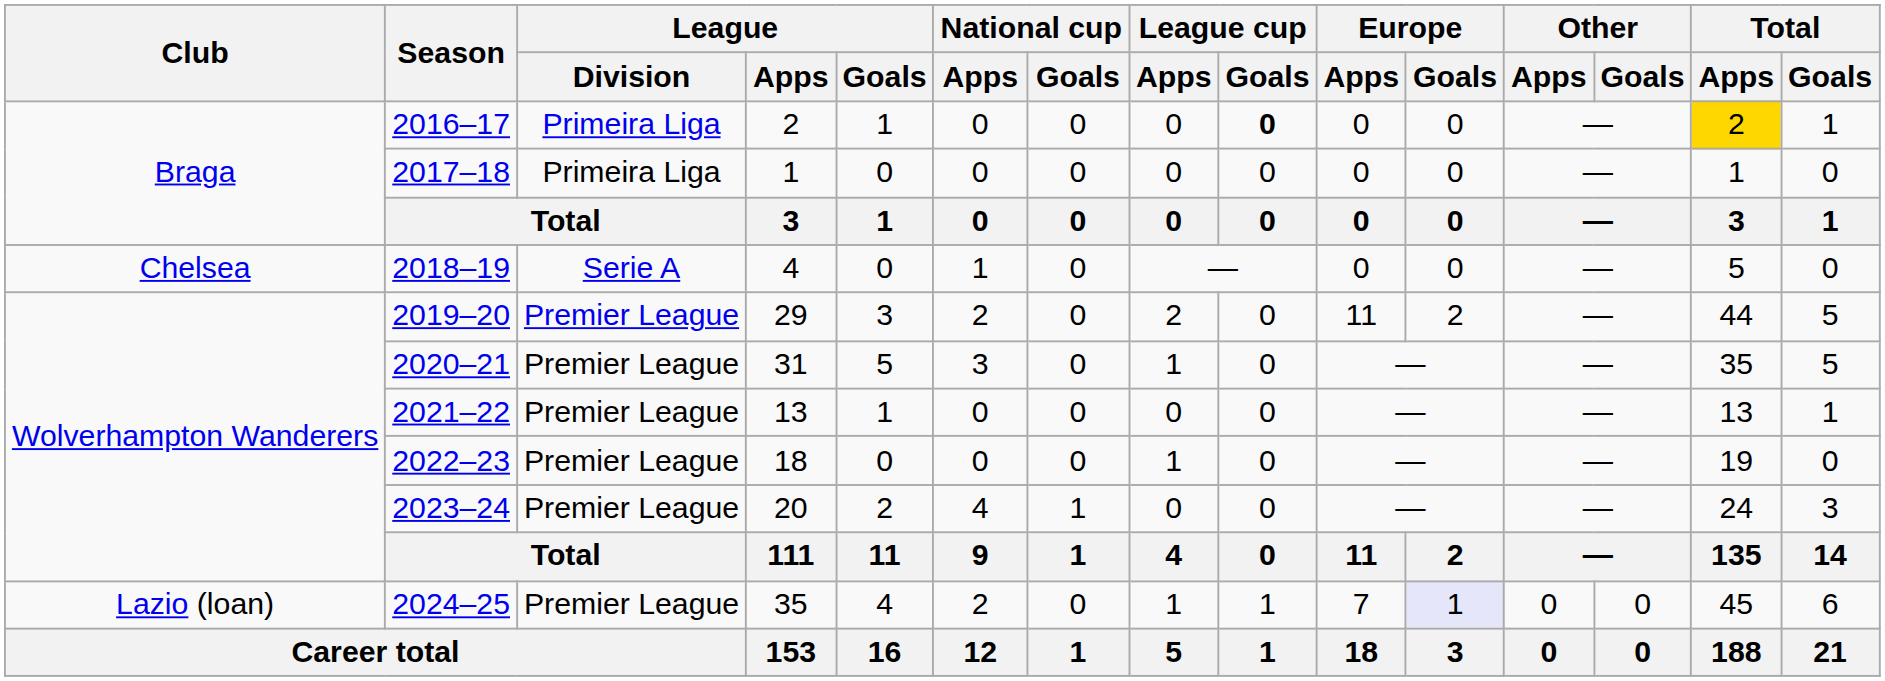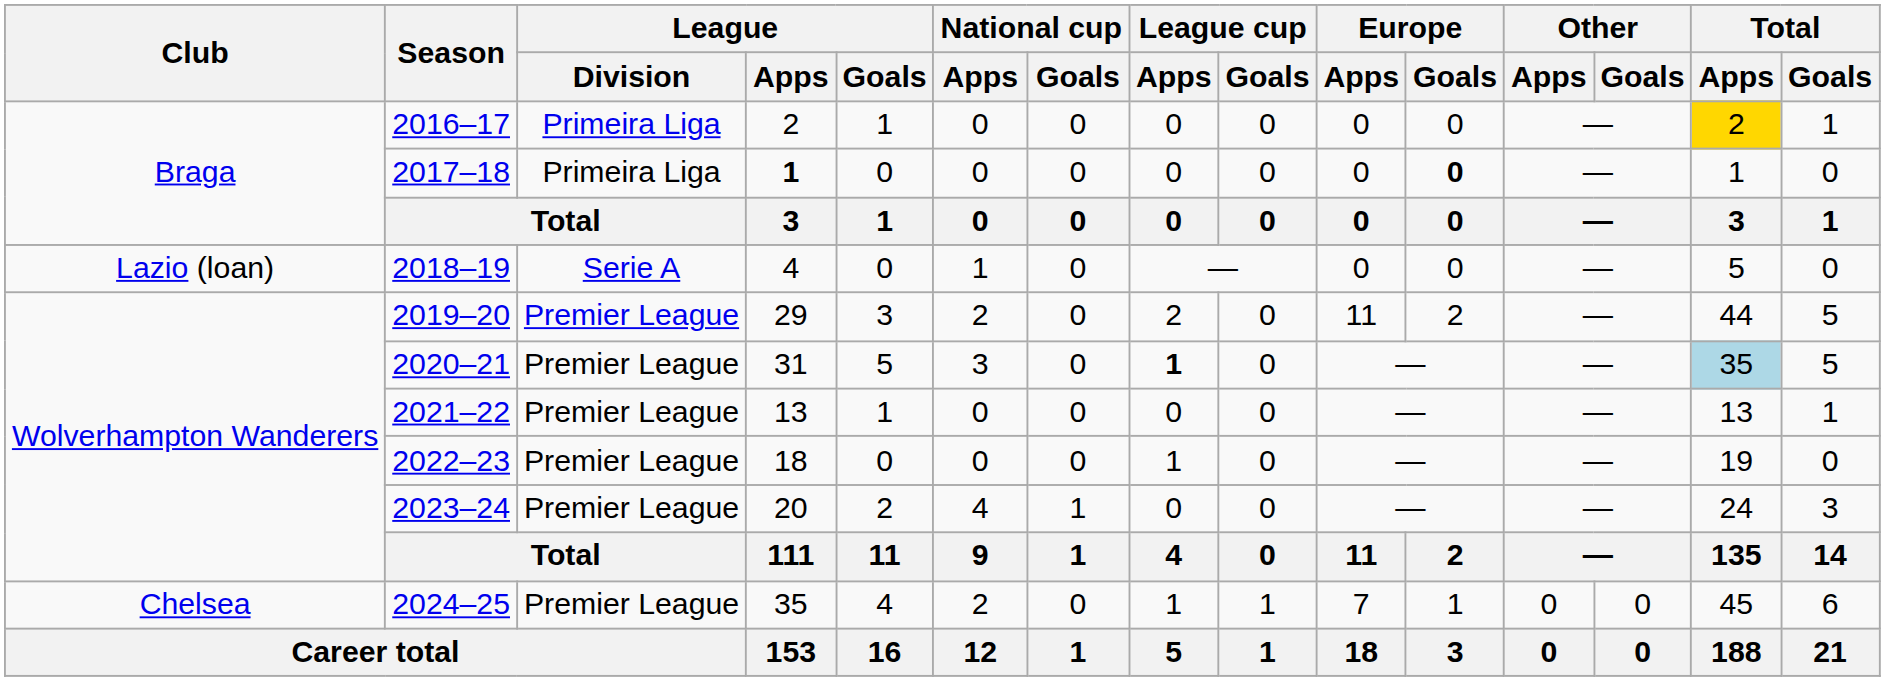(1268, 124) bold -> (1268, 124) normal
(791, 172) normal -> (791, 172) bold
(1455, 172) normal -> (1455, 172) bold
(195, 268) Chelsea -> (195, 268) Lazio (loan)
(1174, 364) normal -> (1174, 364) bold
(1736, 364) no background -> (1736, 364) lightblue background
(195, 603) Lazio (loan) -> (195, 603) Chelsea
(1455, 603) lavender background -> (1455, 603) no background
